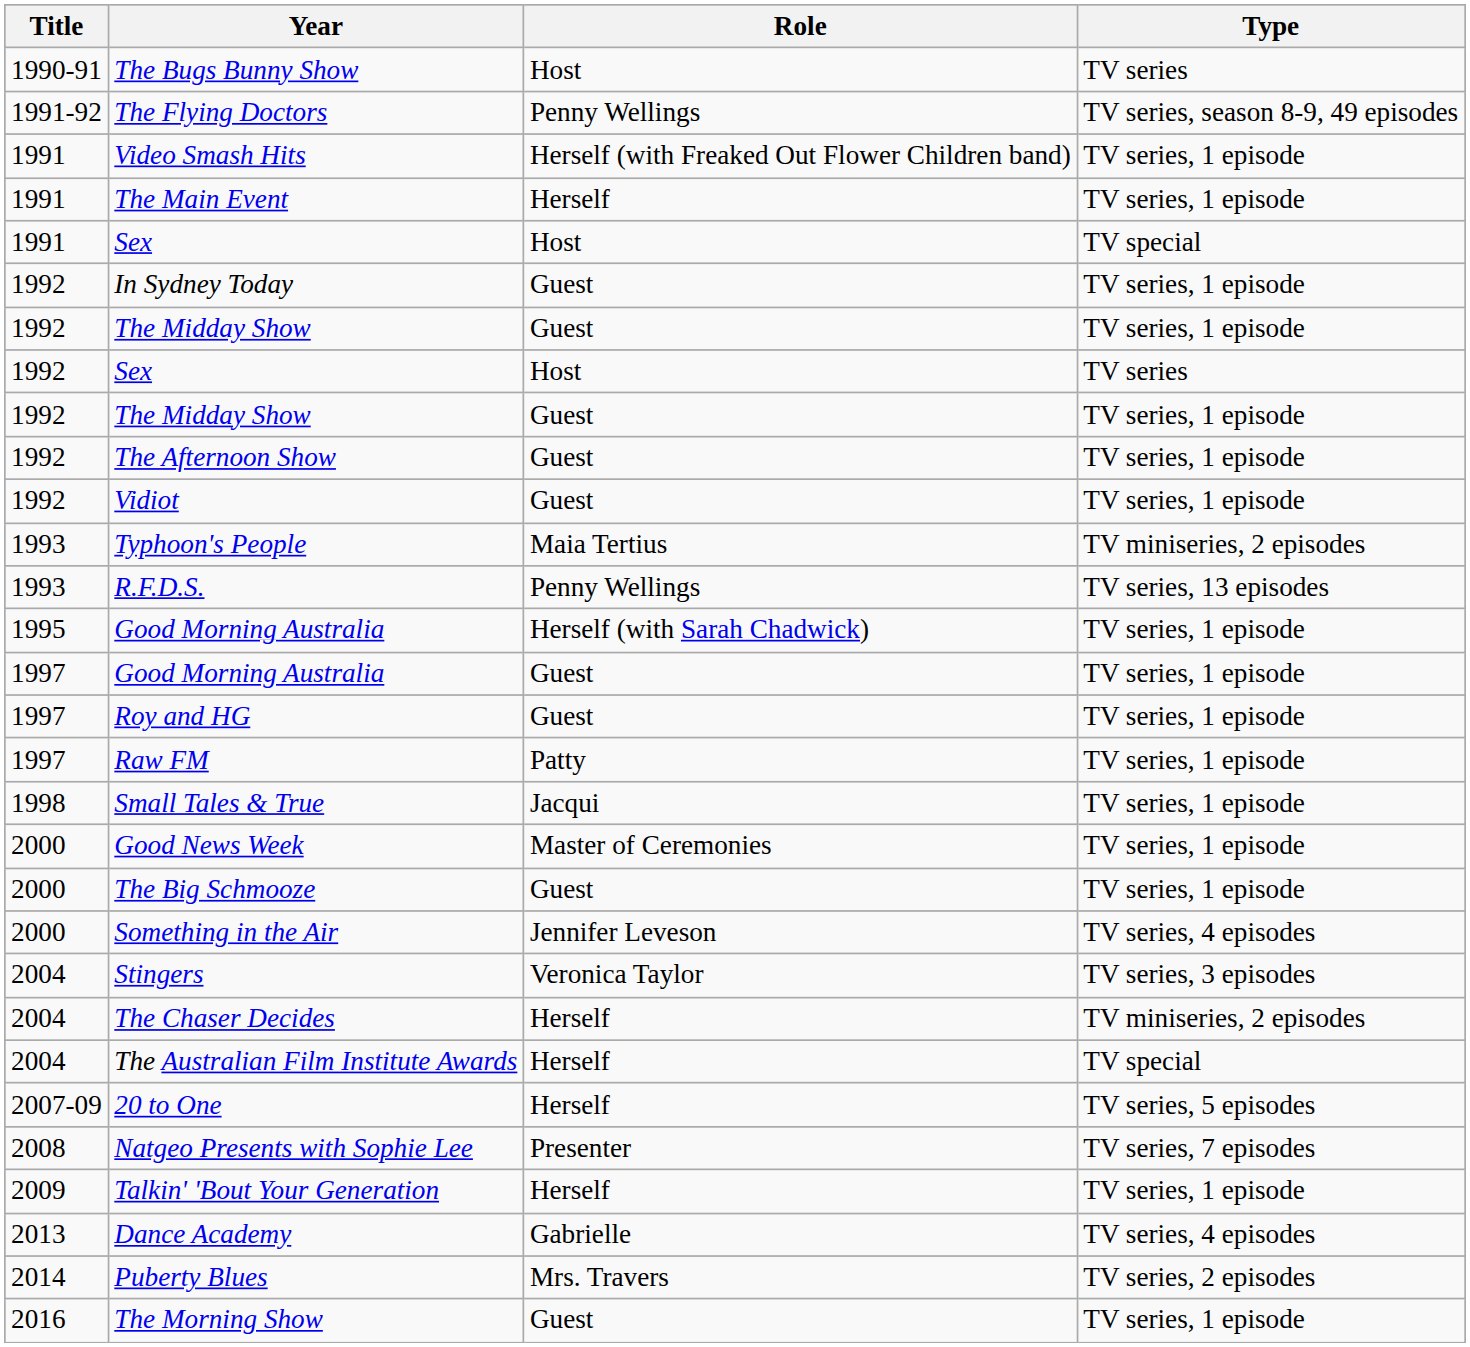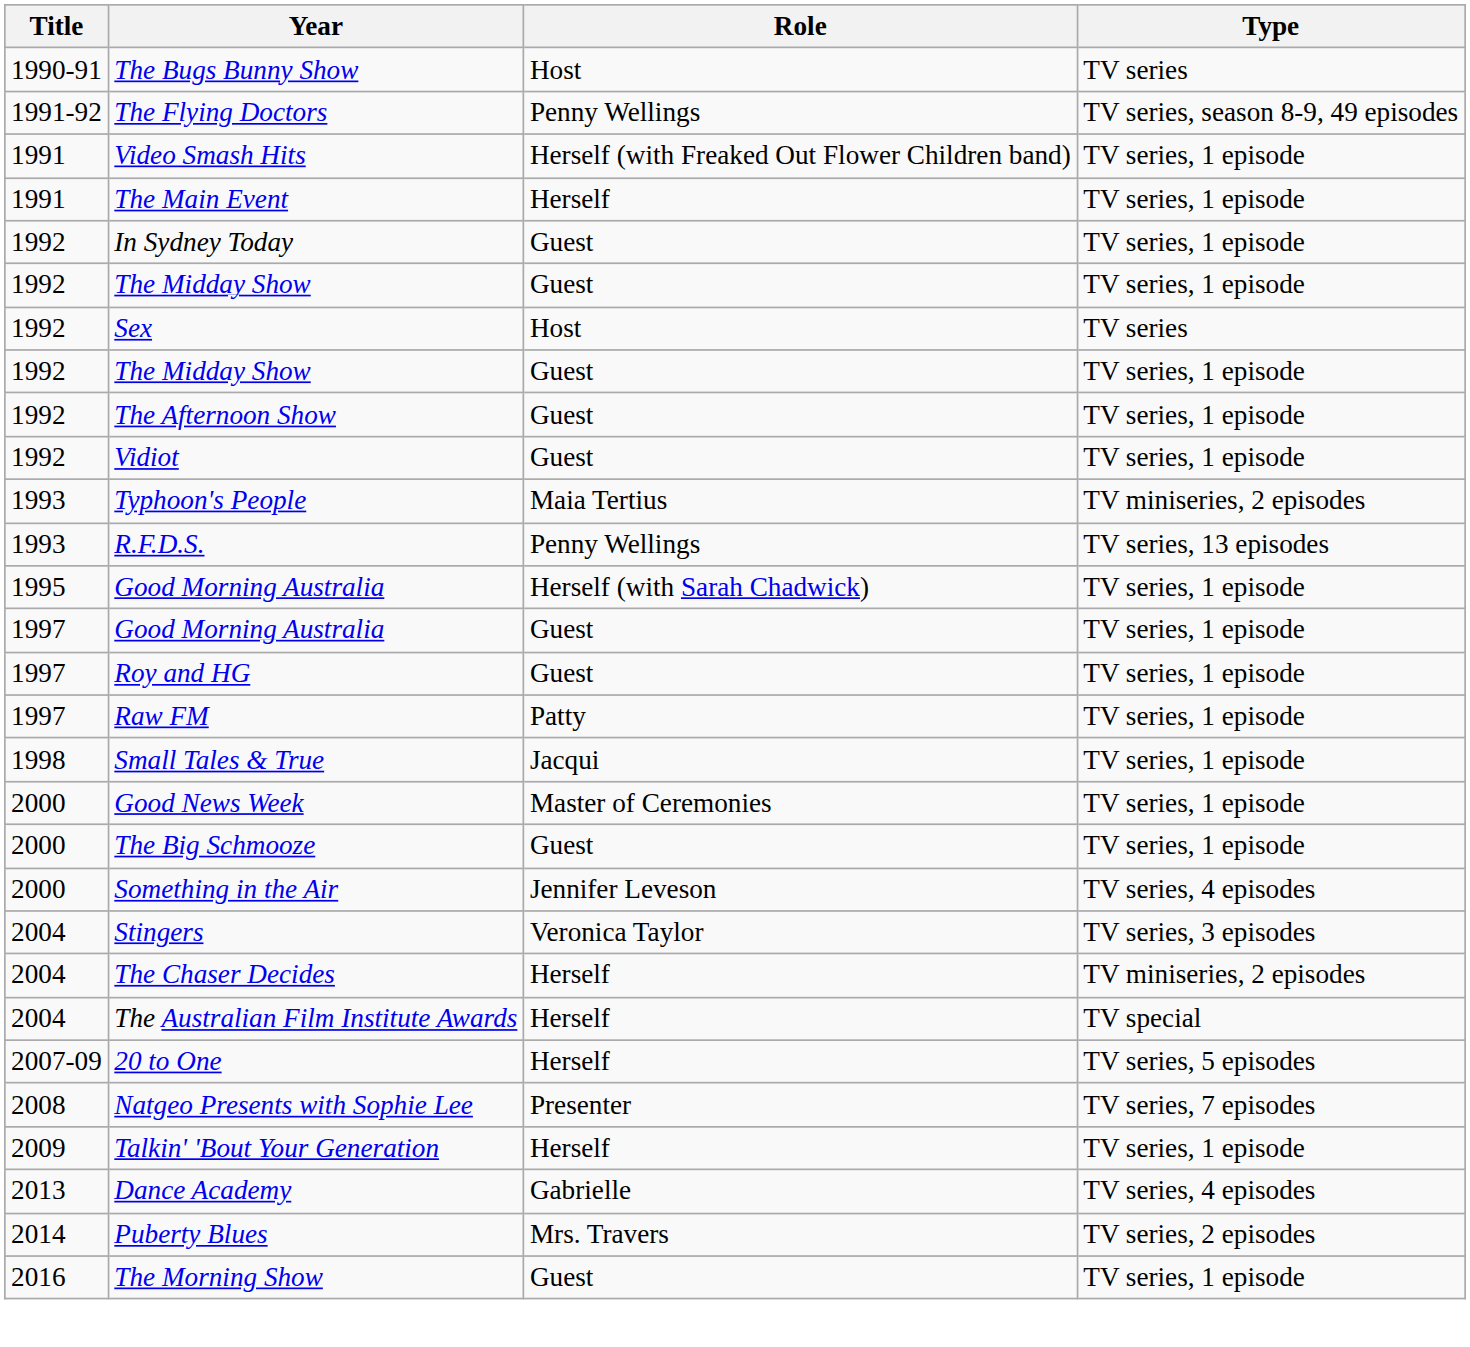- row: (38, 241)
